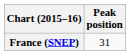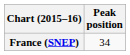(105, 42) 31 -> (105, 42) 34
